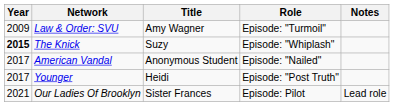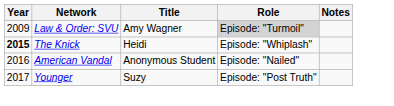(284, 28) no background -> (262, 28) lightgrey background
(157, 45) Suzy -> (135, 45) Heidi
(18, 61) 2017 -> (18, 61) 2016
(157, 77) Heidi -> (135, 77) Suzy
- row: (87, 93)
